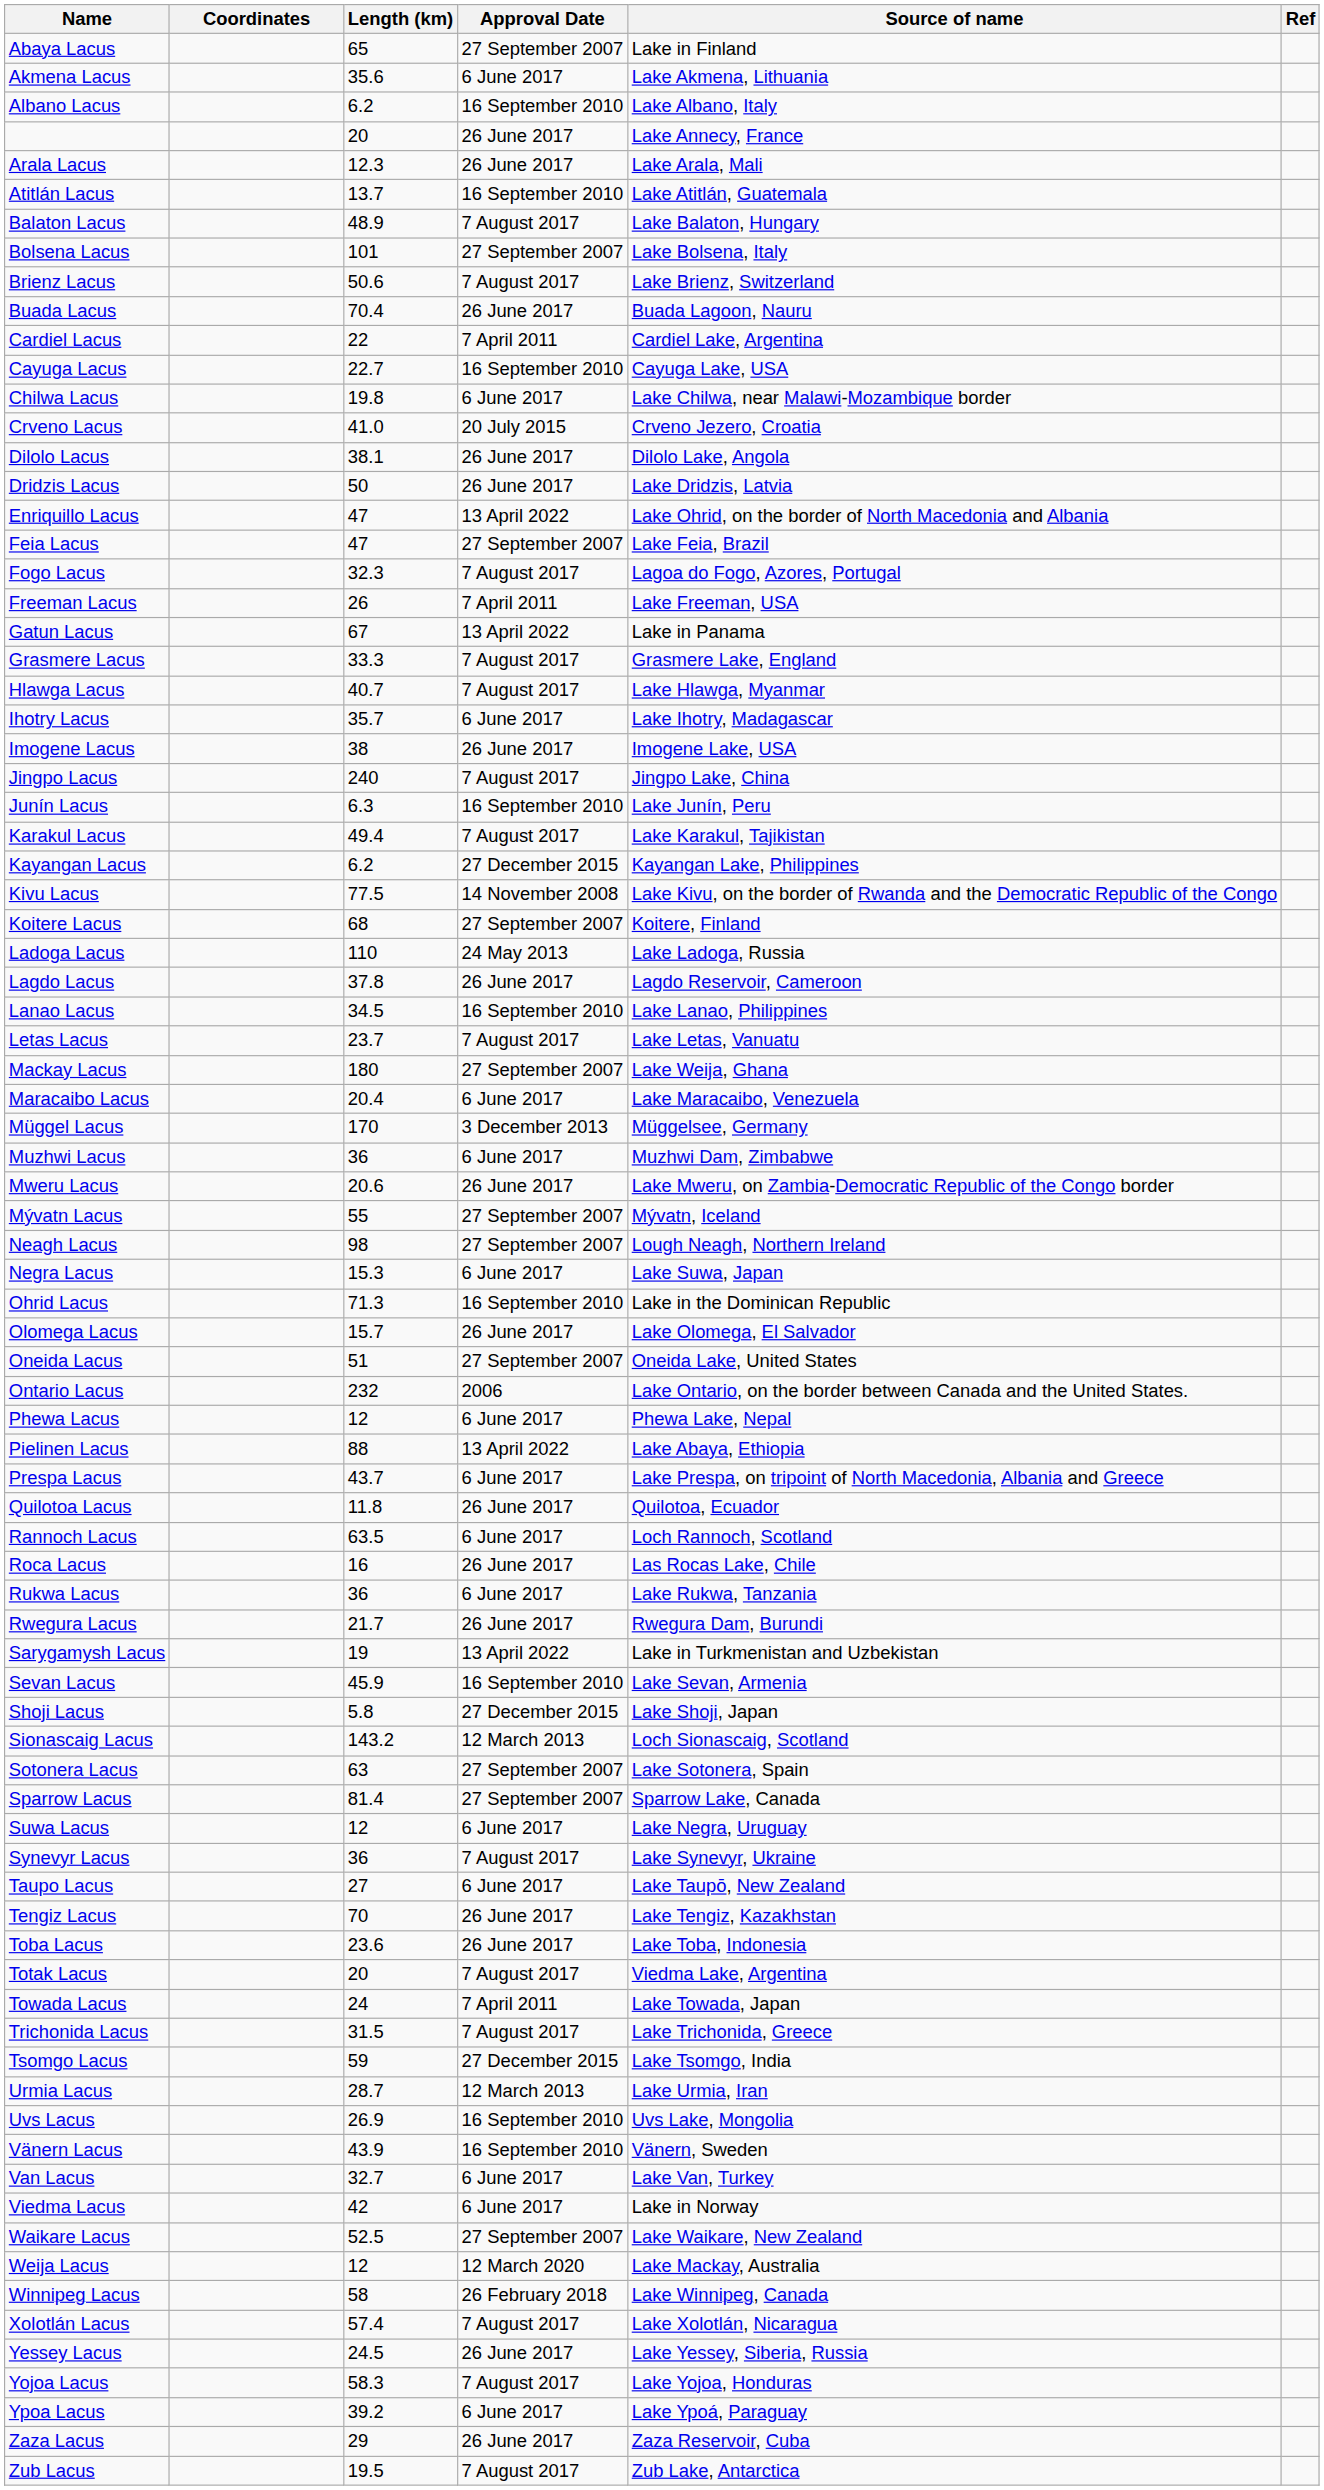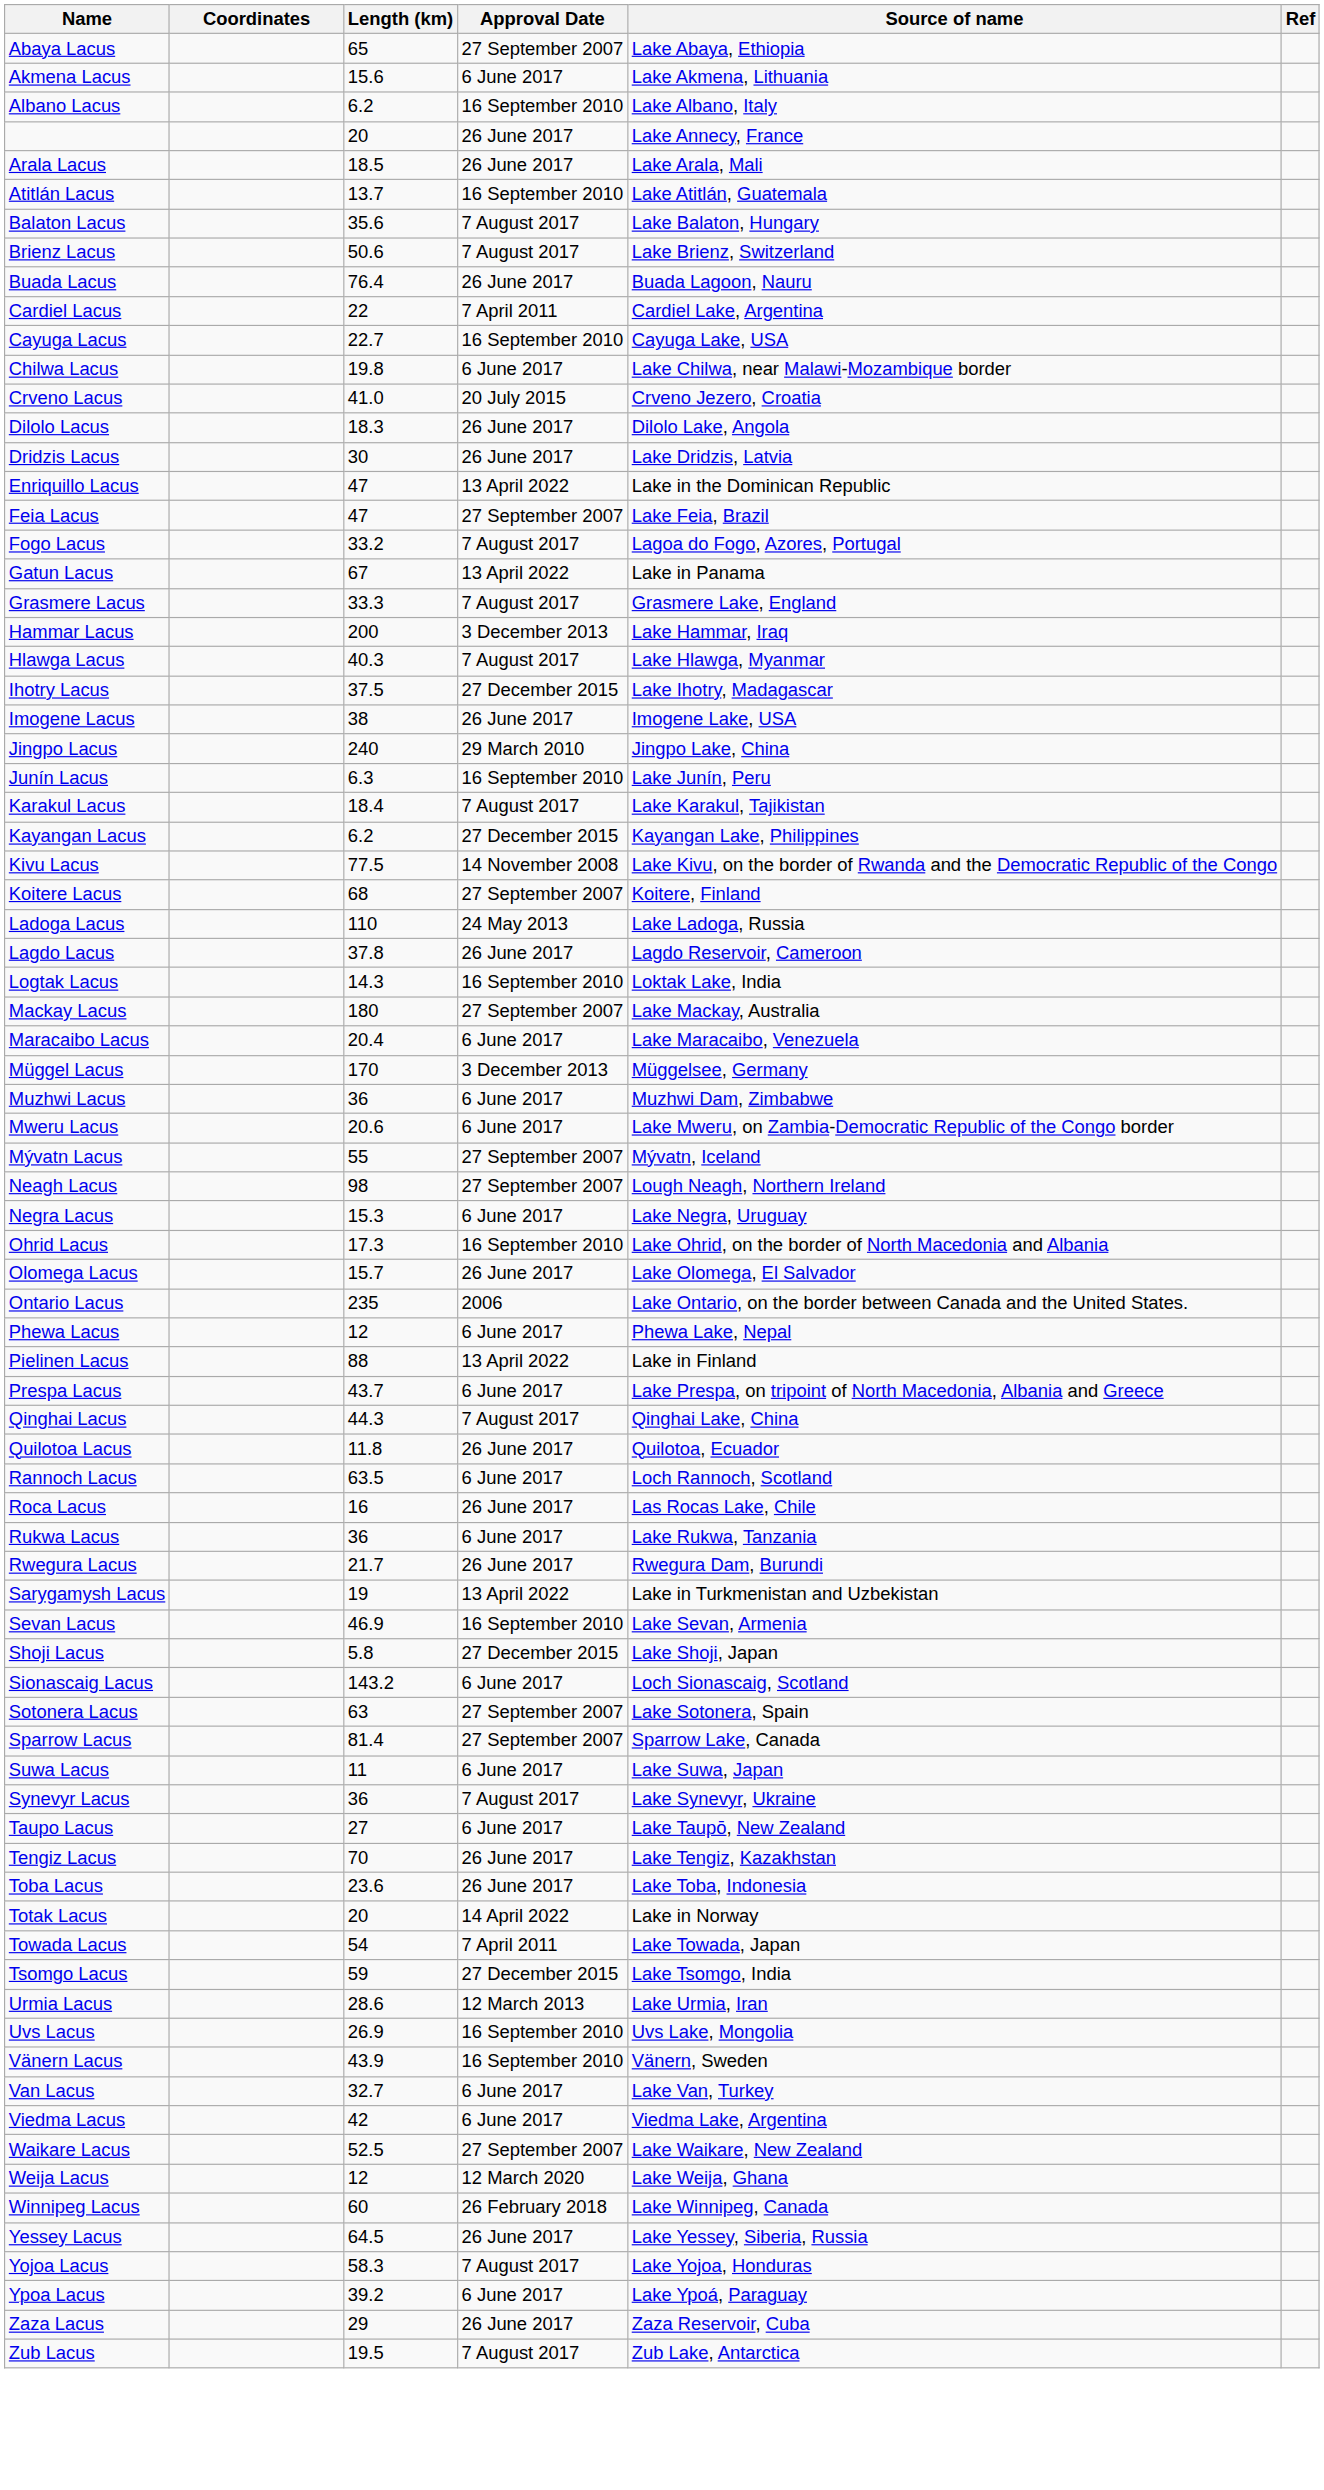(694, 48) Lake in Finland -> (718, 48) Lake Abaya, Ethiopia
(366, 77) 35.6 -> (366, 77) 15.6
(366, 164) 12.3 -> (366, 164) 18.5
(366, 223) 48.9 -> (366, 223) 35.6
- row: (69, 252)
(366, 310) 70.4 -> (366, 281) 76.4
(366, 456) 38.1 -> (366, 427) 18.3
(358, 485) 50 -> (358, 456) 30
(870, 515) Lake Ohrid, on the border of North Macedonia and Albania -> (761, 485) Lake in the Dominican Republic
(366, 573) 32.3 -> (366, 544) 33.2
- row: (73, 602)
+ row: (71, 631)
(366, 690) 40.7 -> (366, 661) 40.3
(366, 719) 35.7 -> (366, 690) 37.5
(512, 719) 6 June 2017 -> (540, 690) 27 December 2015
(520, 777) 7 August 2017 -> (523, 748) 29 March 2010
(366, 836) 49.4 -> (366, 806) 18.4
- row: (62, 1011)
- row: (58, 1040)
+ row: (64, 982)
(710, 1069) Lake Weija, Ghana -> (726, 1011) Lake Mackay, Australia
(517, 1186) 26 June 2017 -> (512, 1127) 6 June 2017
(707, 1273) Lake Suwa, Japan -> (719, 1215) Lake Negra, Uruguay
(366, 1303) 71.3 -> (366, 1244) 17.3
(761, 1303) Lake in the Dominican Republic -> (870, 1244) Lake Ohrid, on the border of North Macedonia and Albania
- row: (66, 1361)
(363, 1390) 232 -> (363, 1303) 235
(718, 1448) Lake Abaya, Ethiopia -> (694, 1361) Lake in Finland
+ row: (68, 1419)
(366, 1682) 45.9 -> (366, 1624) 46.9
(523, 1740) 12 March 2013 -> (512, 1682) 6 June 2017
(358, 1828) 12 -> (357, 1769) 11
(719, 1828) Lake Negra, Uruguay -> (707, 1769) Lake Suwa, Japan
(520, 1974) 7 August 2017 -> (515, 1915) 14 April 2022
(729, 1974) Viedma Lake, Argentina -> (695, 1915) Lake in Norway
(358, 2003) 24 -> (358, 1945) 54
- row: (79, 2032)
(366, 2090) 28.7 -> (366, 2003) 28.6
(695, 2207) Lake in Norway -> (729, 2120) Viedma Lake, Argentina
(726, 2266) Lake Mackay, Australia -> (710, 2178) Lake Weija, Ghana
(358, 2295) 58 -> (358, 2207) 60
- row: (69, 2324)
(366, 2353) 24.5 -> (366, 2236) 64.5
